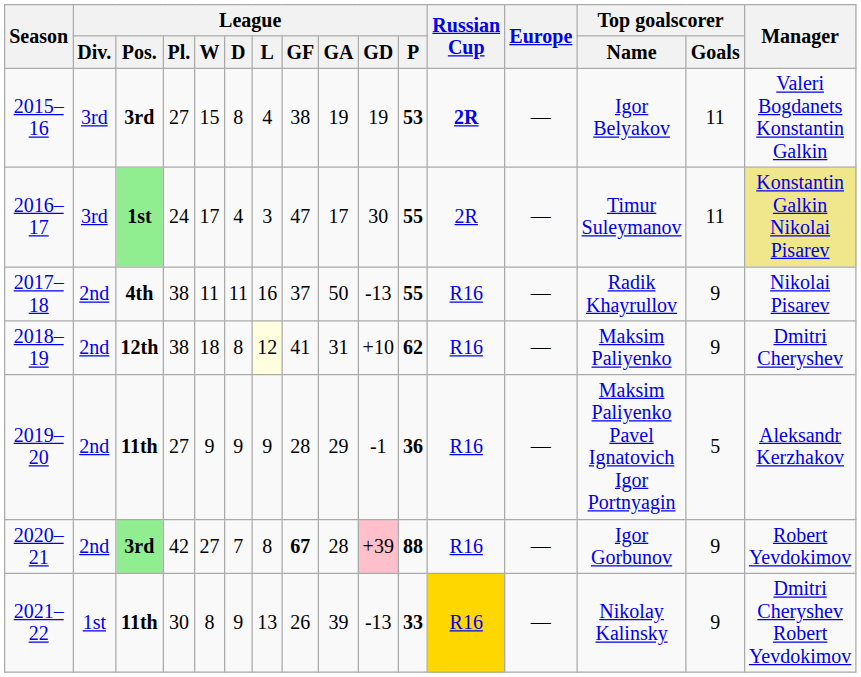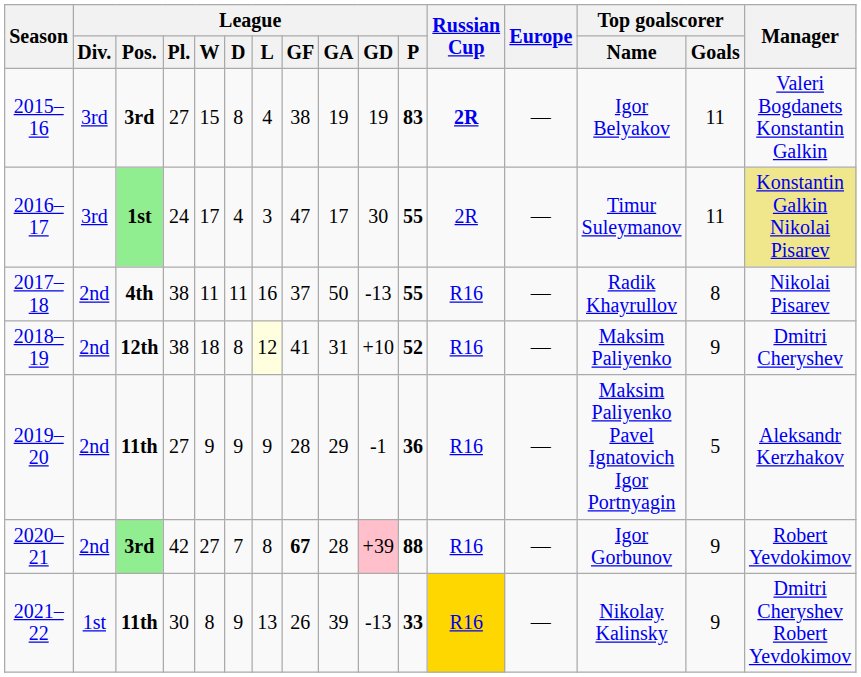(413, 117) 53 -> (413, 117) 83
(715, 293) 9 -> (715, 293) 8
(413, 347) 62 -> (413, 347) 52
